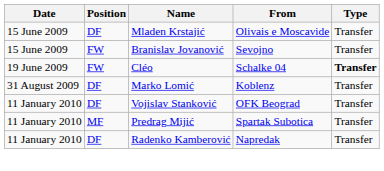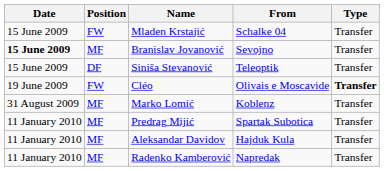(94, 31) DF -> (95, 31) FW
(283, 31) Olivais e Moscavide -> (261, 31) Schalke 04
(37, 49) normal -> (39, 49) bold
(95, 49) FW -> (95, 49) MF
+ row: (172, 67)
(261, 67) Schalke 04 -> (283, 85) Olivais e Moscavide
(94, 85) DF -> (95, 103) MF
- row: (174, 103)
+ row: (178, 139)
(94, 139) DF -> (95, 157) MF
